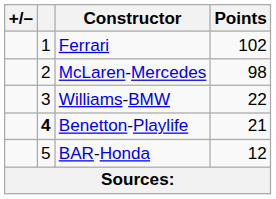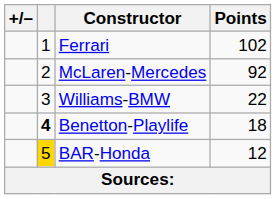(257, 72) 98 -> (257, 72) 92
(257, 126) 21 -> (257, 126) 18
(46, 153) no background -> (46, 153) gold background
